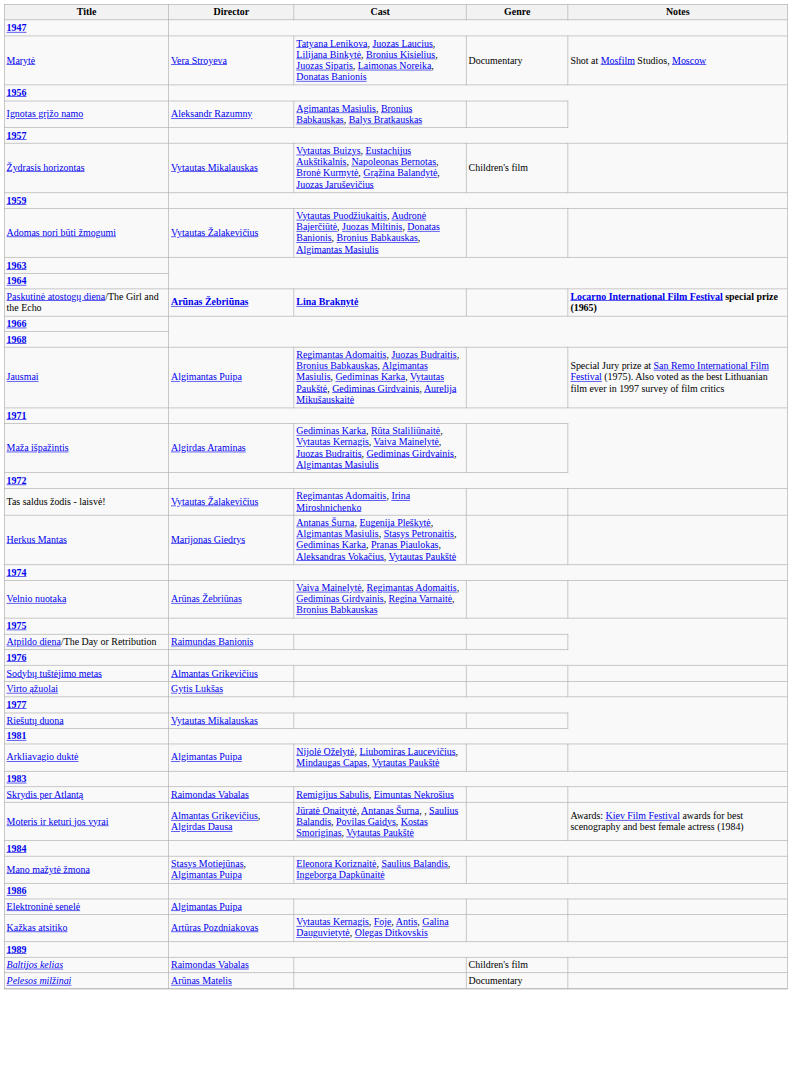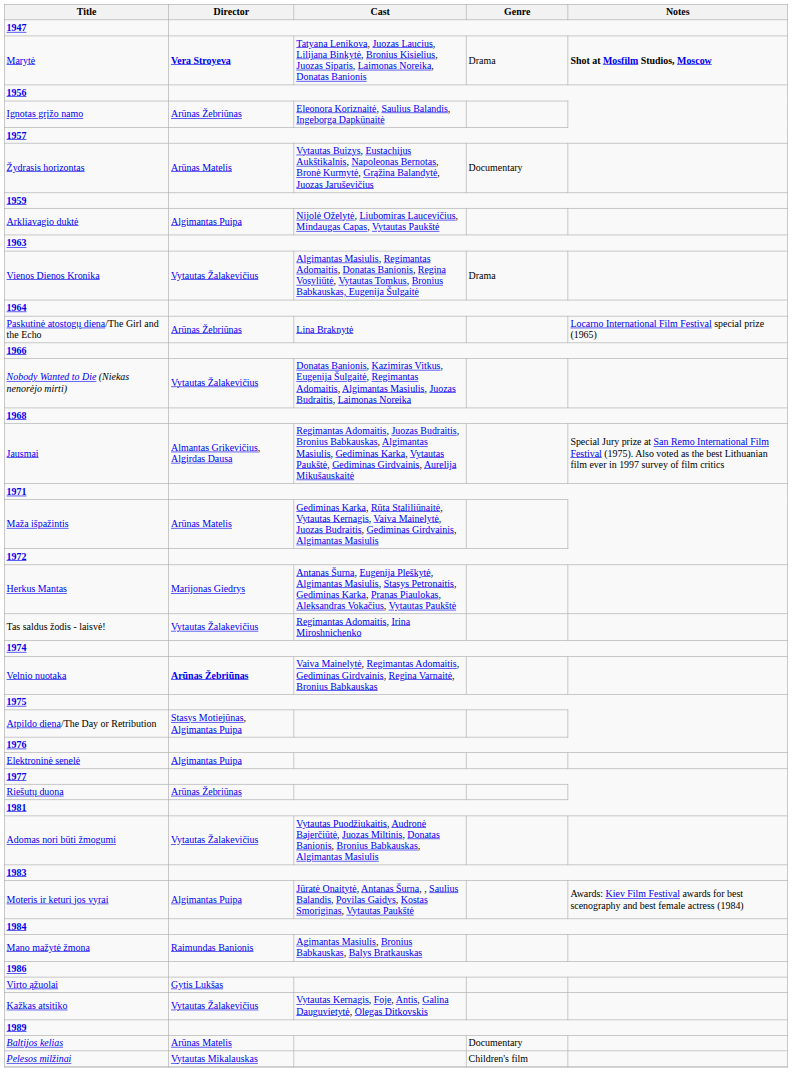(199, 60) normal -> (201, 60) bold
(496, 60) Documentary -> (482, 60) Drama
(638, 60) normal -> (641, 60) bold
(212, 114) Aleksandr Razumny -> (206, 114) Arūnas Žebriūnas
(359, 114) Agimantas Masiulis, Bronius Babkauskas, Balys Bratkauskas -> (373, 114) Eleonora Koriznaitė, Saulius Balandis, Ingeborga Dapkūnaitė
(214, 168) Vytautas Mikalauskas -> (201, 168) Arūnas Matelis
(498, 168) Children's film -> (496, 168) Documentary
rows swapped: (61, 233) <-> (43, 757)
+ row: (53, 275)
(210, 302) bold -> (206, 329) normal
(327, 302) bold -> (325, 329) normal
(674, 302) bold -> (667, 329) normal
+ row: (68, 383)
(206, 377) Algimantas Puipa -> (216, 453) Almantas Grikevičius, Algirdas Dausa
(208, 448) Algirdas Araminas -> (201, 524) Arūnas Matelis
rows swapped: (37, 540) <-> (56, 502)
(206, 599) normal -> (210, 675) bold
(212, 642) Raimundas Banionis -> (209, 723) Stasys Motiejūnas, Algimantas Puipa
- row: (54, 673)
rows swapped: (32, 689) <-> (43, 906)
(214, 720) Vytautas Mikalauskas -> (206, 792) Arūnas Žebriūnas
- row: (45, 794)
(216, 821) Almantas Grikevičius, Algirdas Dausa -> (206, 899) Algimantas Puipa
(209, 869) Stasys Motiejūnas, Algimantas Puipa -> (212, 948) Raimundas Banionis
(373, 869) Eleonora Koriznaitė, Saulius Balandis, Ingeborga Dapkūnaitė -> (359, 948) Agimantas Masiulis, Bronius Babkauskas, Balys Bratkauskas
(215, 928) Artūras Pozdniakovas -> (215, 1006) Vytautas Žalakevičius
(210, 965) Raimondas Vabalas -> (201, 1043) Arūnas Matelis
(498, 965) Children's film -> (496, 1043) Documentary
(201, 981) Arūnas Matelis -> (214, 1059) Vytautas Mikalauskas
(496, 981) Documentary -> (498, 1059) Children's film
